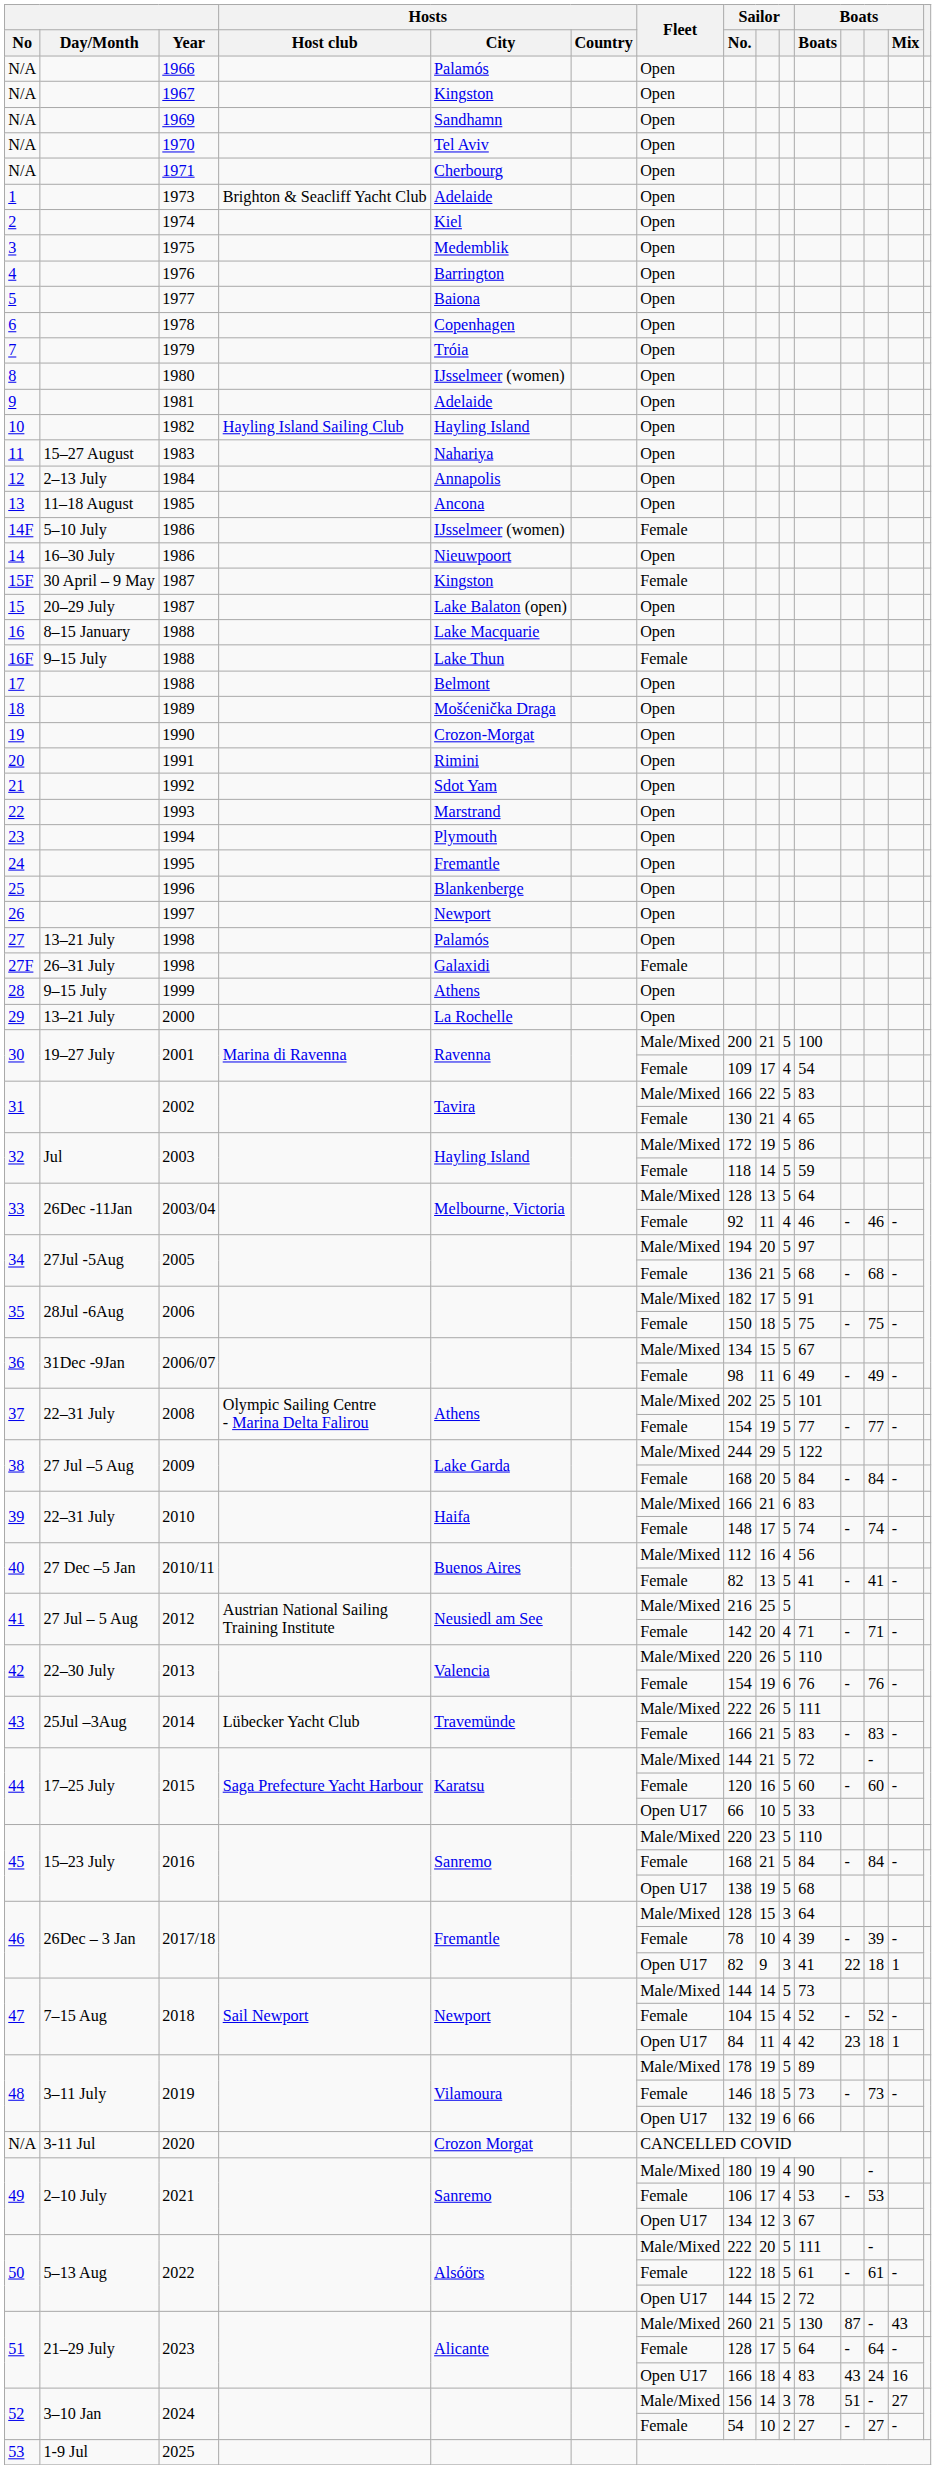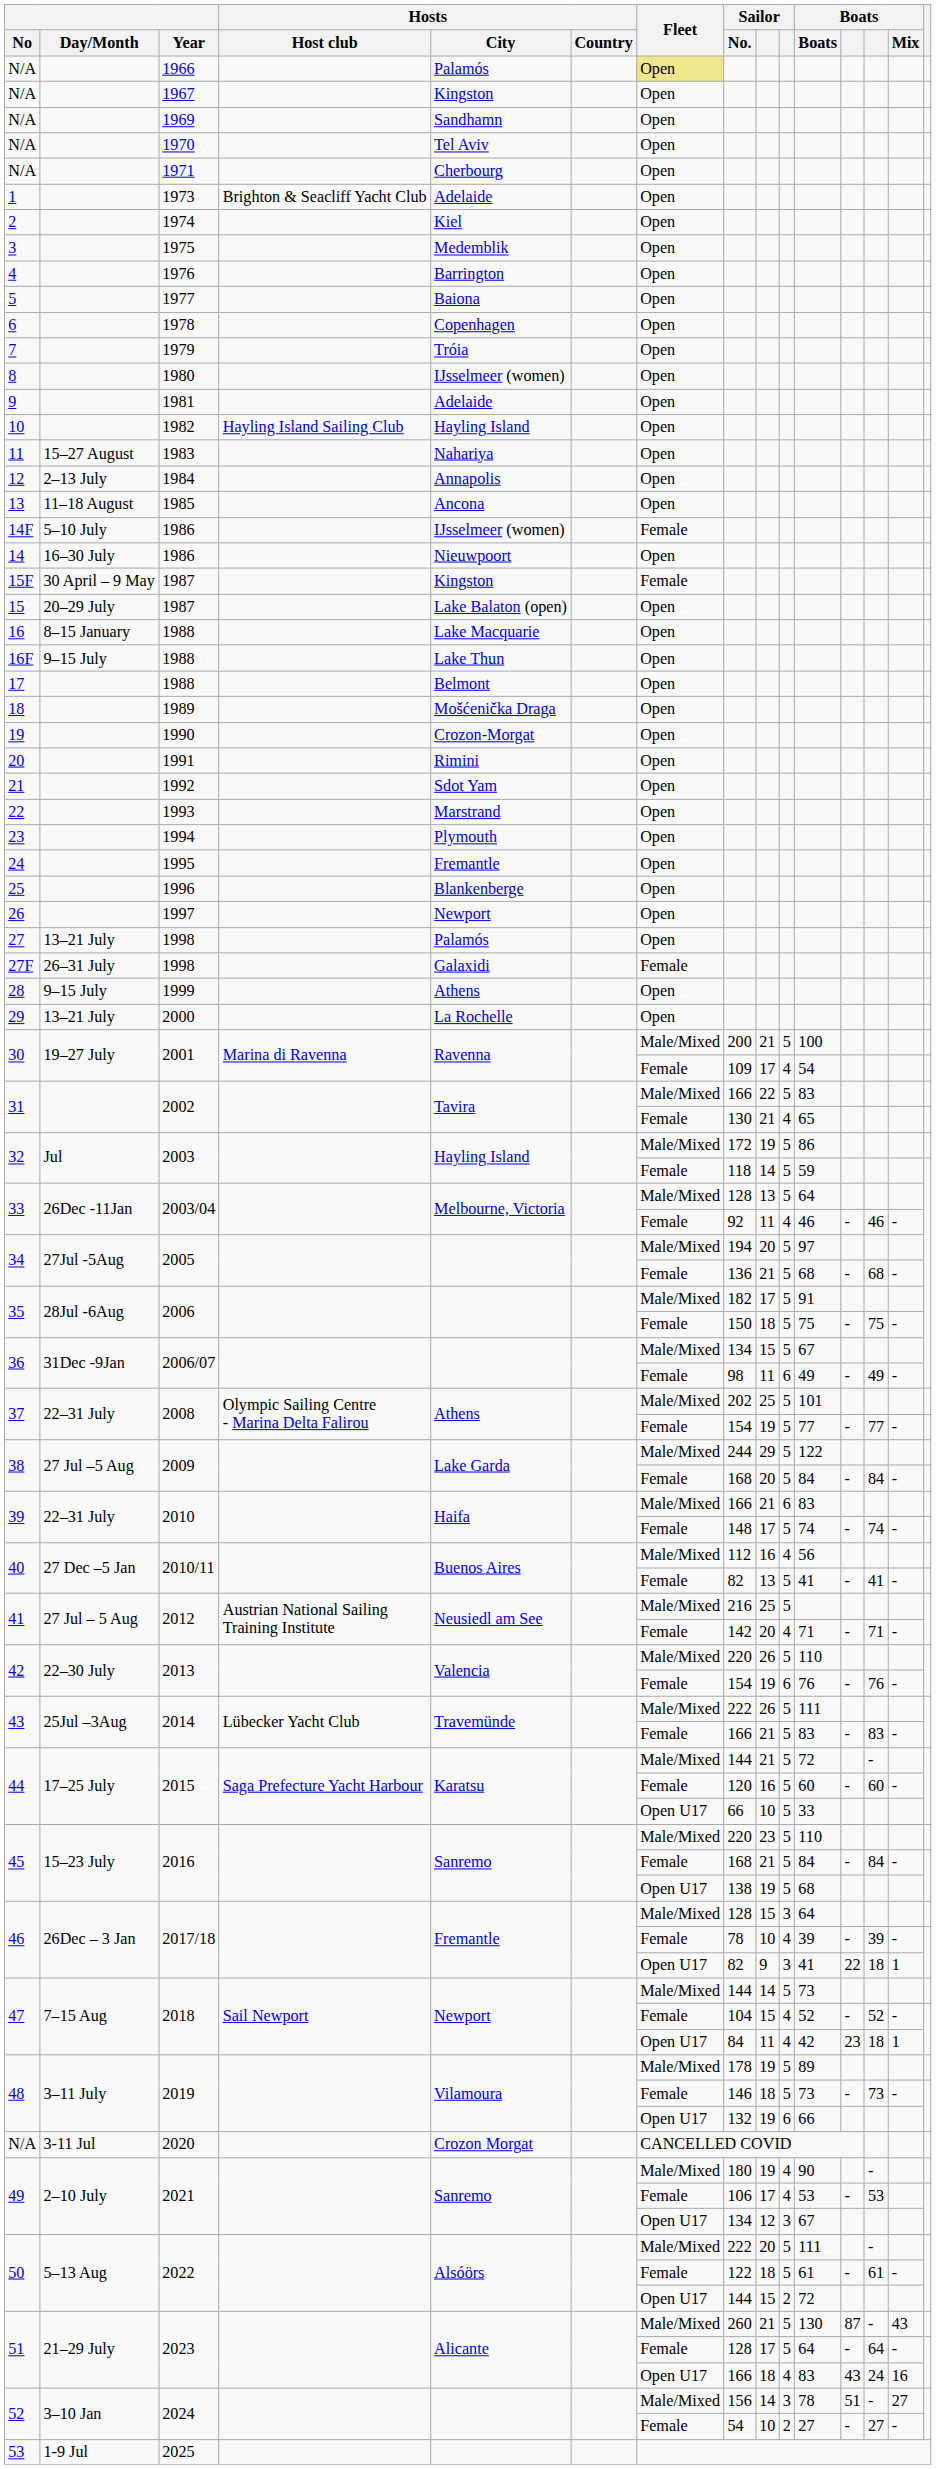(658, 68) no background -> (658, 68) khaki background
(664, 658) Female -> (658, 658) Open
